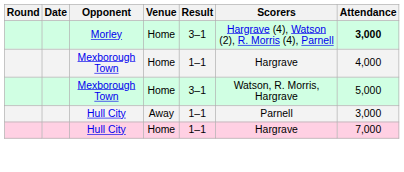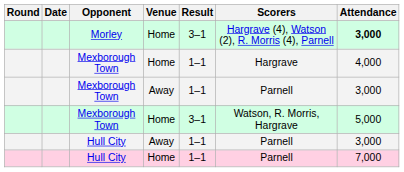+ row: (106, 91)
(277, 130) Hargrave -> (277, 158) Parnell
